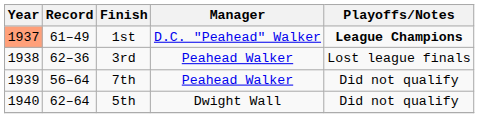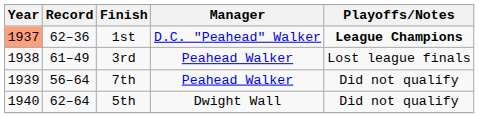(70, 37) 61–49 -> (70, 37) 62–36
(70, 59) 62–36 -> (70, 59) 61–49
